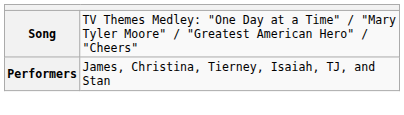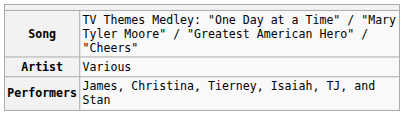+ row: (42, 67)
